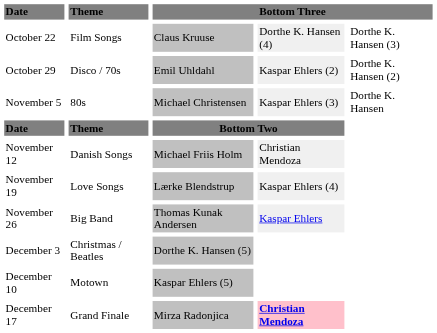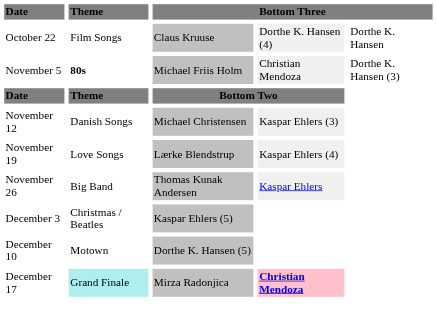(375, 37) Dorthe K. Hansen (3) -> (373, 37) Dorthe K. Hansen
- row: (31, 70)
(78, 102) normal -> (78, 70) bold
(200, 102) Michael Christensen -> (198, 70) Michael Friis Holm
(299, 102) Kaspar Ehlers (3) -> (280, 70) Christian Mendoza
(373, 102) Dorthe K. Hansen -> (375, 70) Dorthe K. Hansen (3)
(198, 154) Michael Friis Holm -> (200, 121) Michael Christensen
(280, 154) Christian Mendoza -> (299, 121) Kaspar Ehlers (3)
(202, 250) Dorthe K. Hansen (5) -> (193, 218) Kaspar Ehlers (5)
(193, 282) Kaspar Ehlers (5) -> (202, 250) Dorthe K. Hansen (5)
(100, 315) no background -> (100, 282) paleturquoise background
